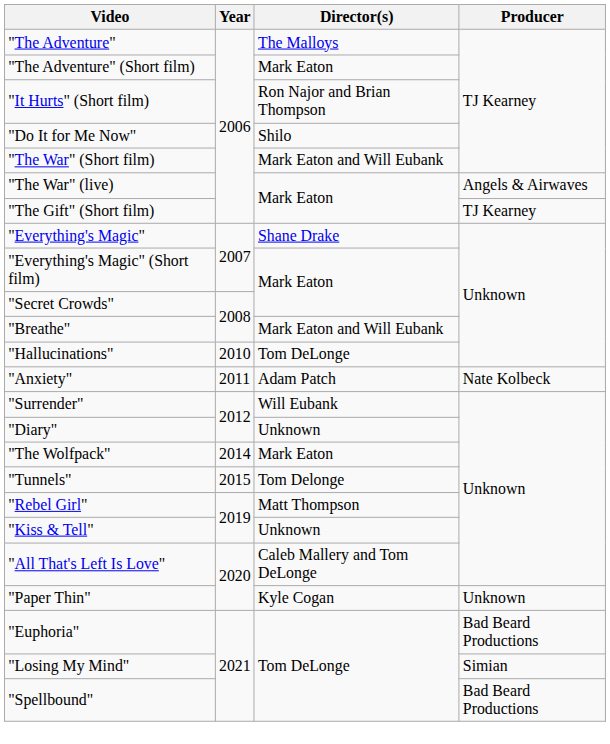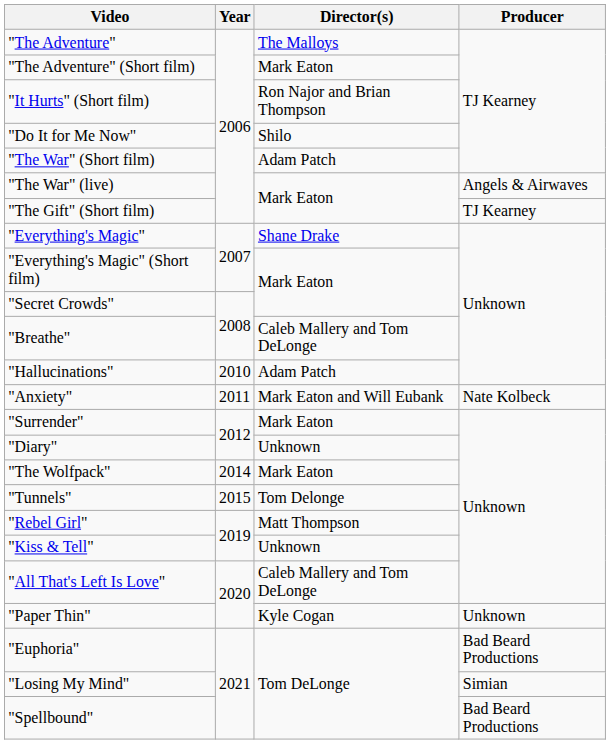(351, 160) Mark Eaton and Will Eubank -> (297, 160) Adam Patch
(351, 329) Mark Eaton and Will Eubank -> (333, 337) Caleb Mallery and Tom DeLonge
(304, 354) Tom DeLonge -> (297, 371) Adam Patch
(297, 379) Adam Patch -> (351, 397) Mark Eaton and Will Eubank
(298, 404) Will Eubank -> (296, 422) Mark Eaton
